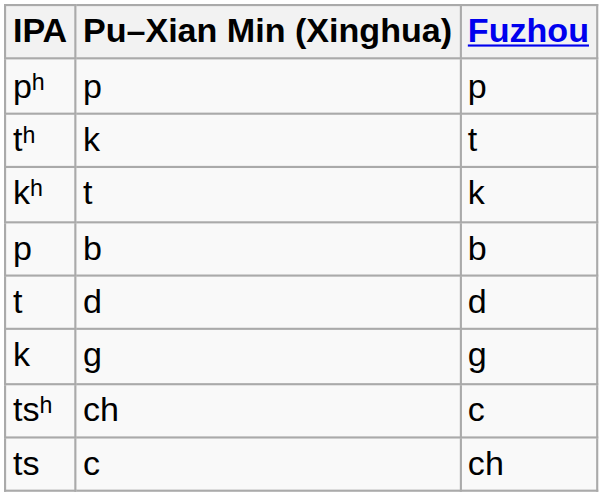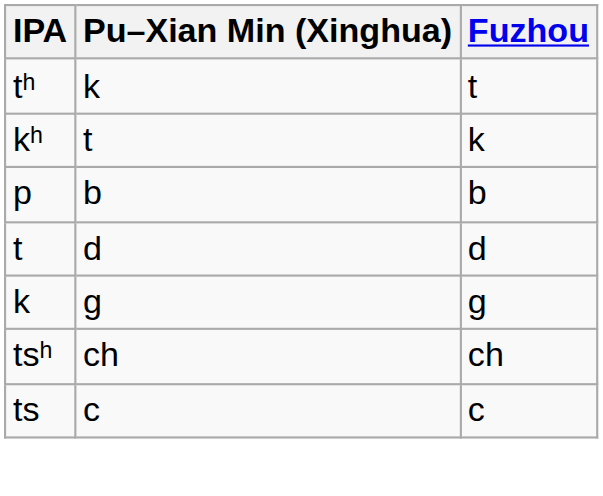- row: (29, 85)
(476, 409) c -> (486, 355) ch
(486, 463) ch -> (476, 409) c
